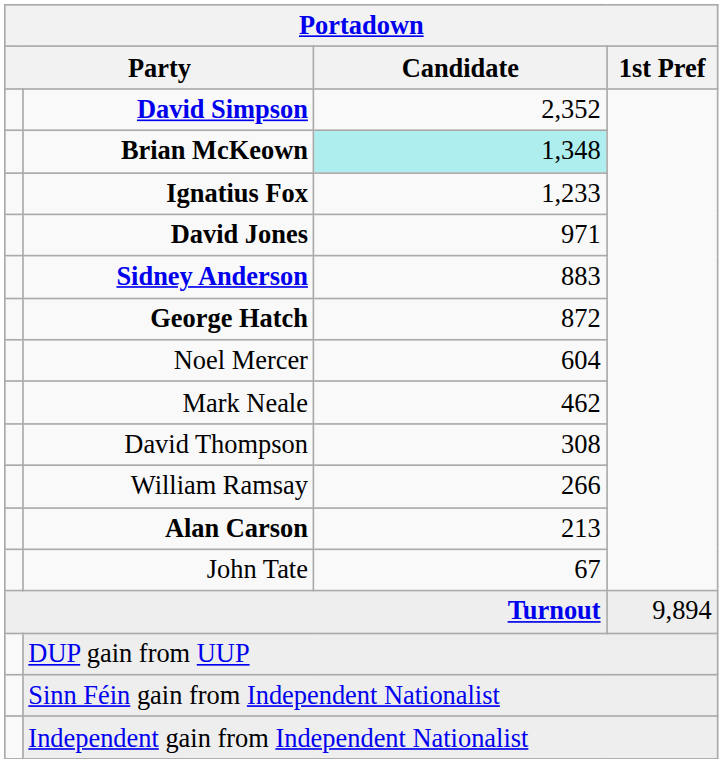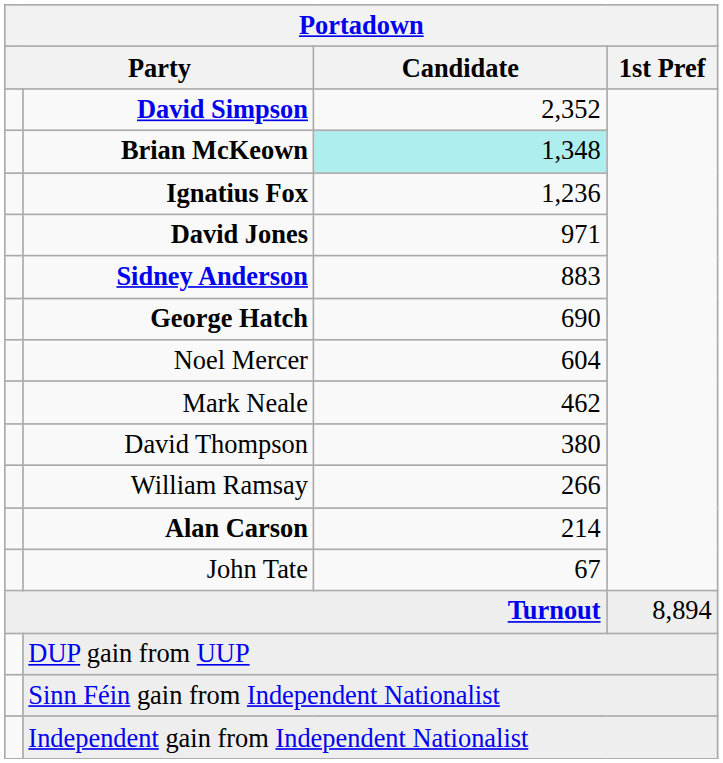(571, 192) 1,233 -> (571, 192) 1,236
(581, 318) 872 -> (581, 318) 690
(581, 444) 308 -> (581, 444) 380
(581, 527) 213 -> (581, 527) 214
(682, 611) 9,894 -> (682, 611) 8,894
